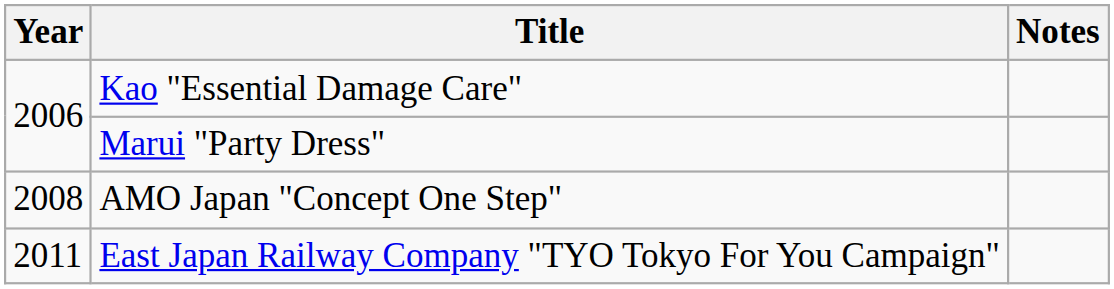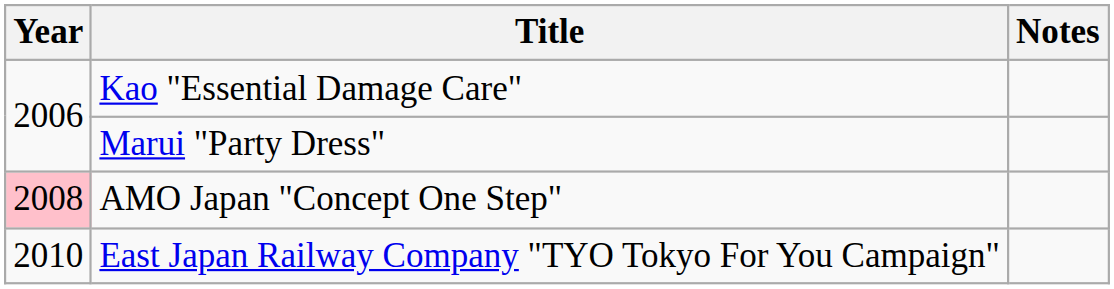(48, 198) no background -> (48, 198) pink background
(48, 254) 2011 -> (48, 254) 2010
